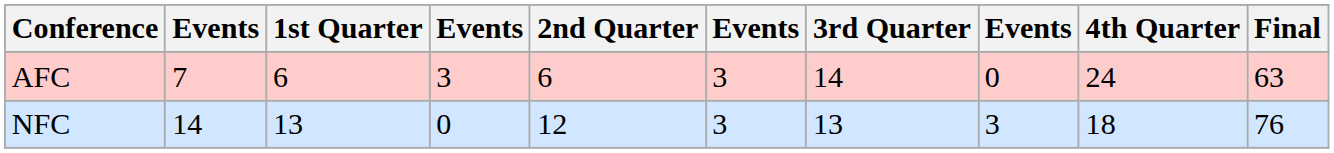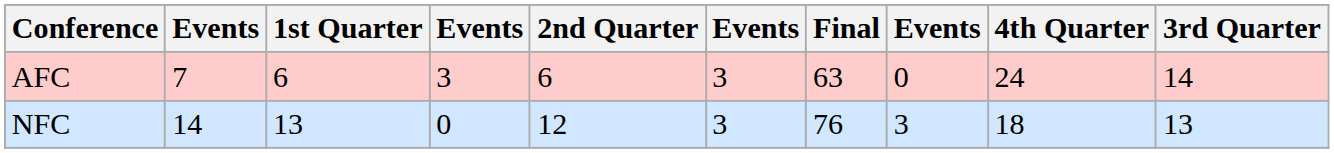columns swapped: (892, 28) <-> (1287, 28)
